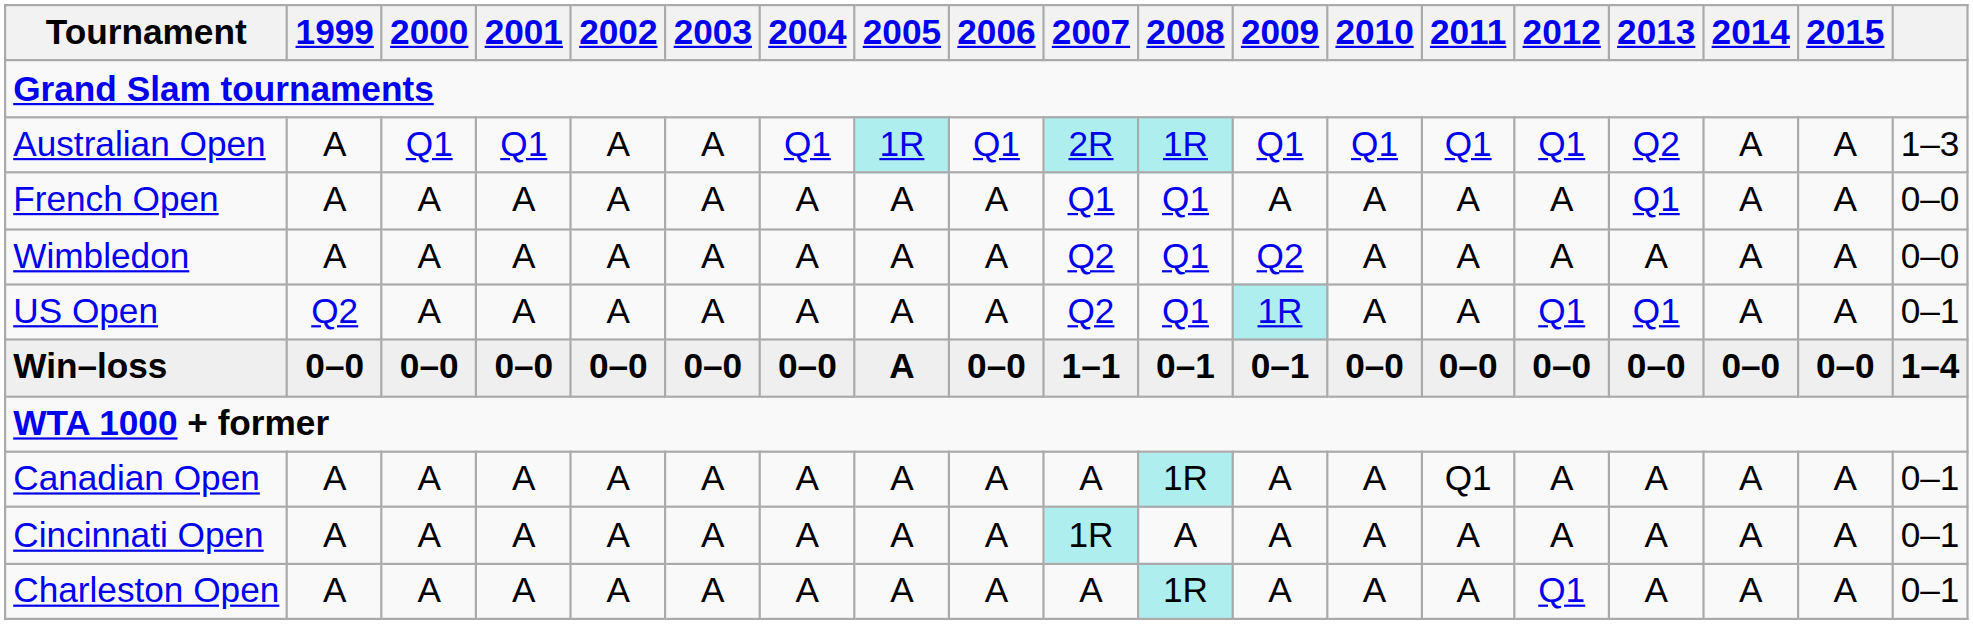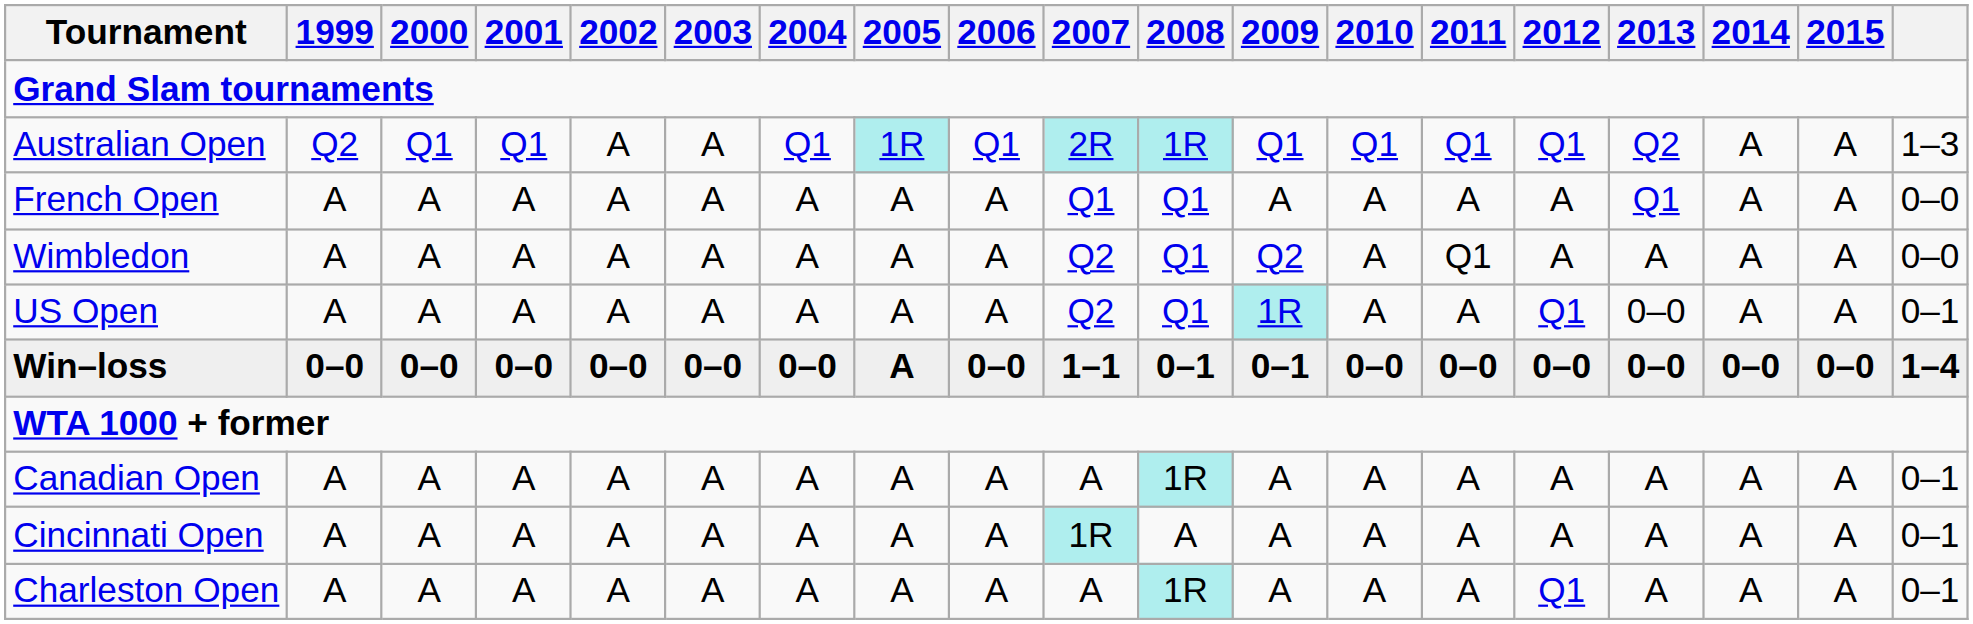(335, 144) A -> (335, 144) Q2
(1468, 255) A -> (1468, 255) Q1
(335, 311) Q2 -> (335, 311) A
(1656, 311) Q1 -> (1656, 311) 0–0
(1468, 479) Q1 -> (1468, 479) A
